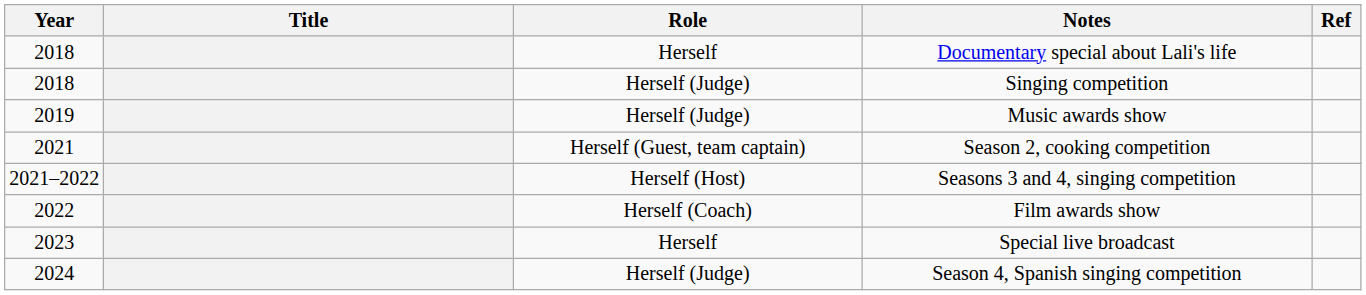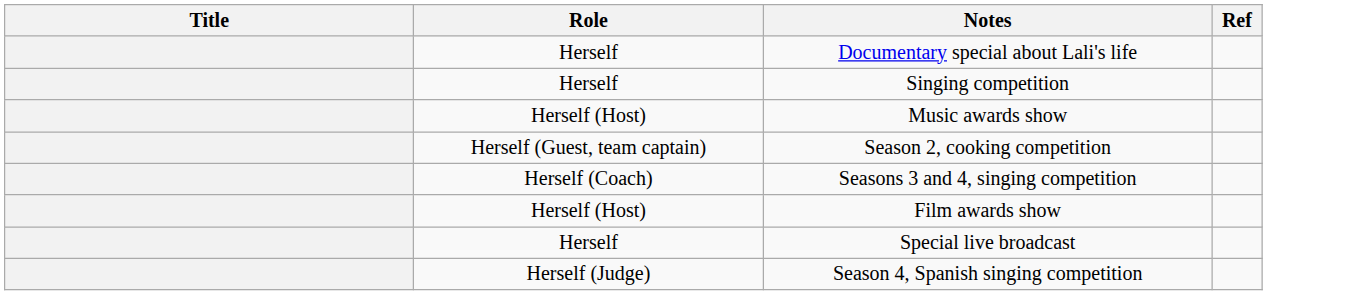- column: (54, 20)
(688, 83) Herself (Judge) -> (588, 83) Herself
(688, 115) Herself (Judge) -> (588, 115) Herself (Host)
(688, 178) Herself (Host) -> (588, 178) Herself (Coach)
(688, 210) Herself (Coach) -> (588, 210) Herself (Host)
